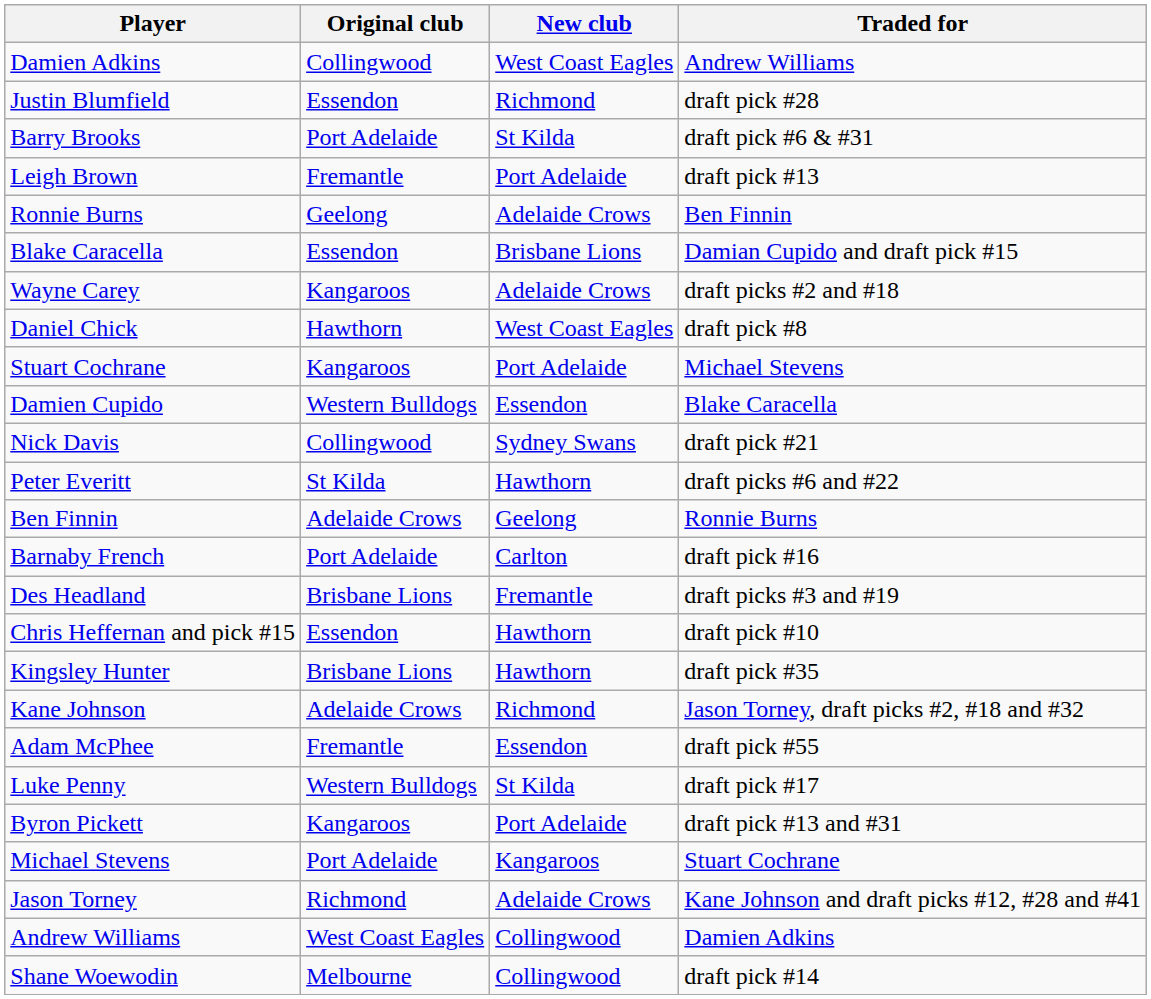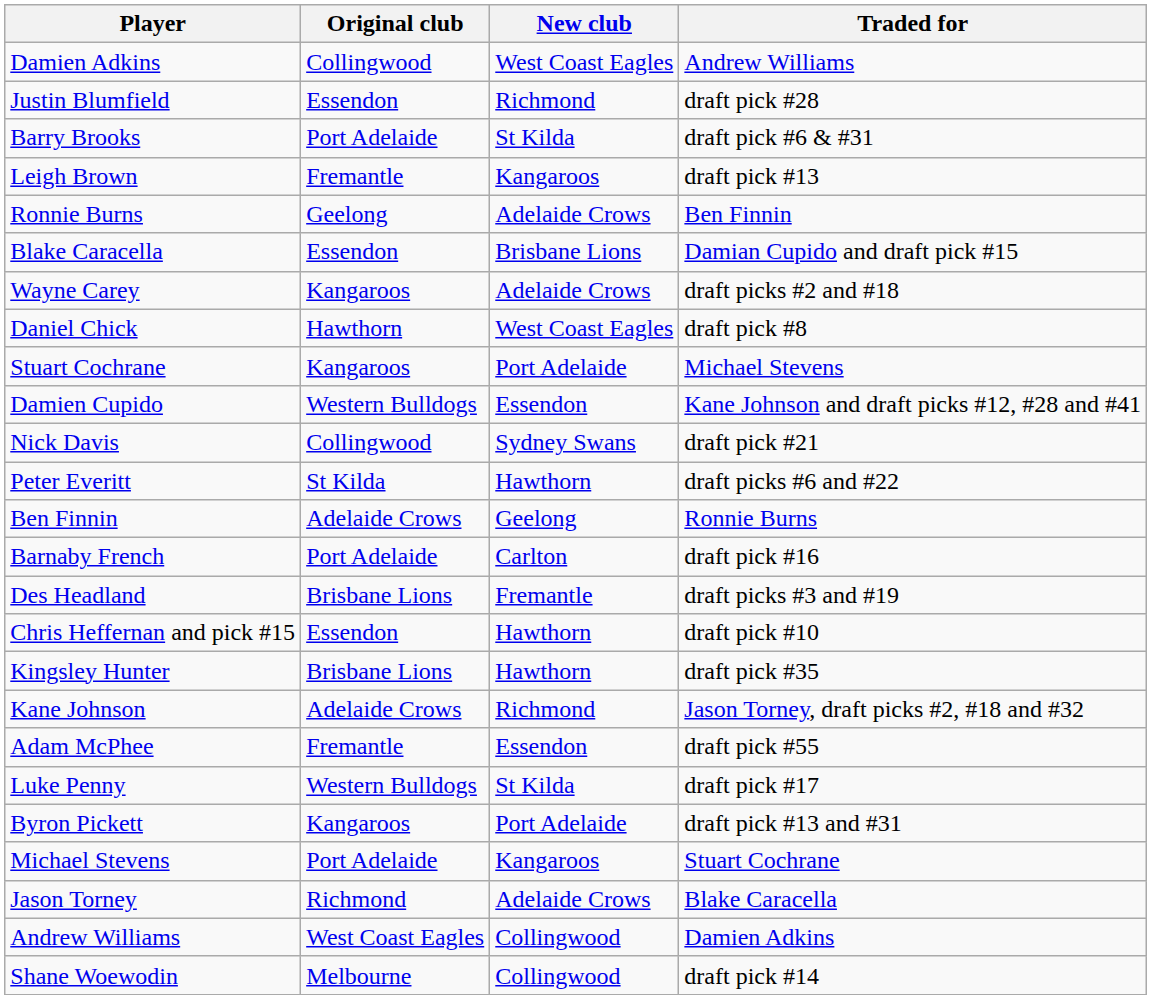(561, 175) Port Adelaide -> (547, 175) Kangaroos
(761, 404) Blake Caracella -> (913, 404) Kane Johnson and draft picks #12, #28 and #41
(913, 898) Kane Johnson and draft picks #12, #28 and #41 -> (761, 898) Blake Caracella
